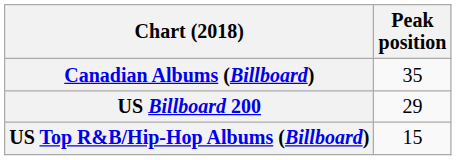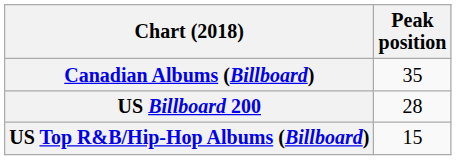(412, 106) 29 -> (412, 106) 28
